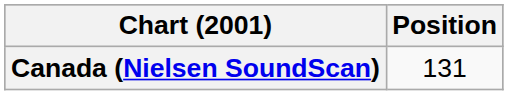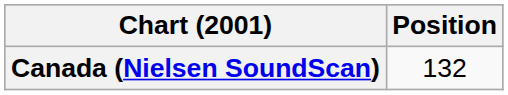(445, 67) 131 -> (445, 67) 132
